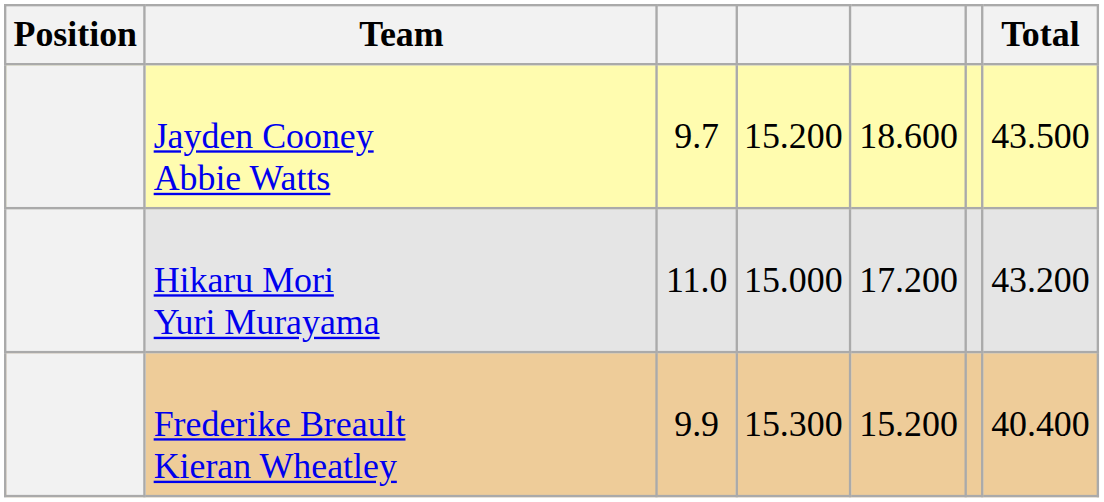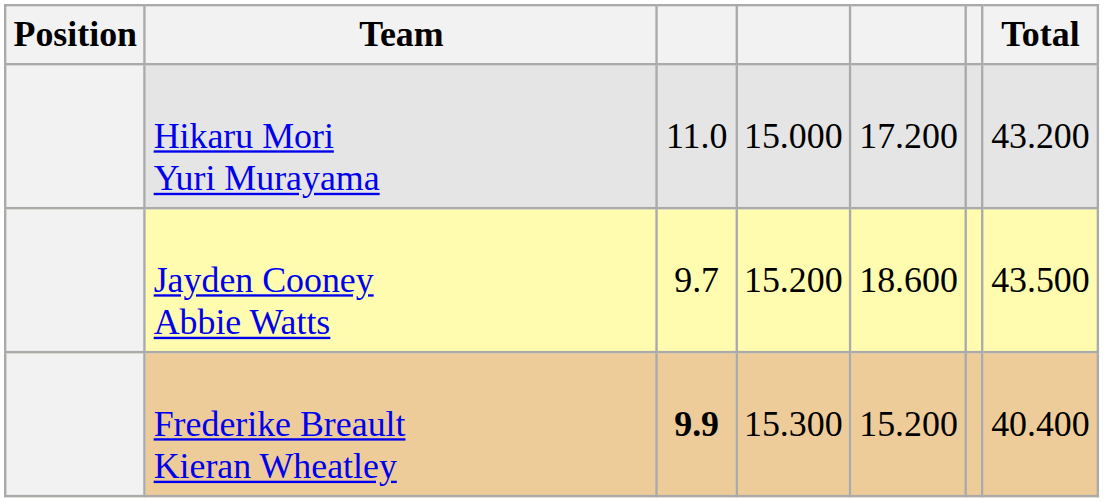rows swapped: (264, 157) <-> (267, 301)
(697, 424) normal -> (697, 424) bold
